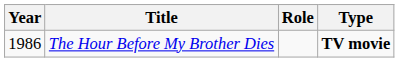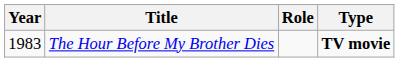(25, 43) 1986 -> (25, 43) 1983
